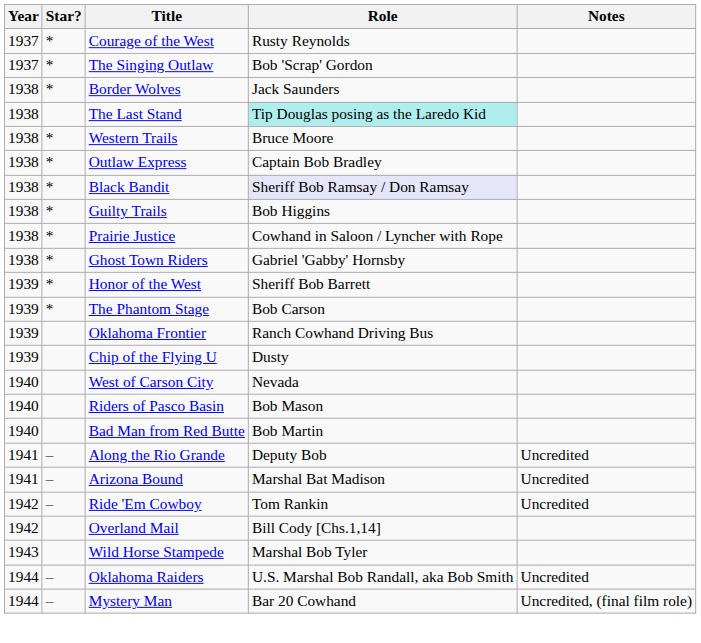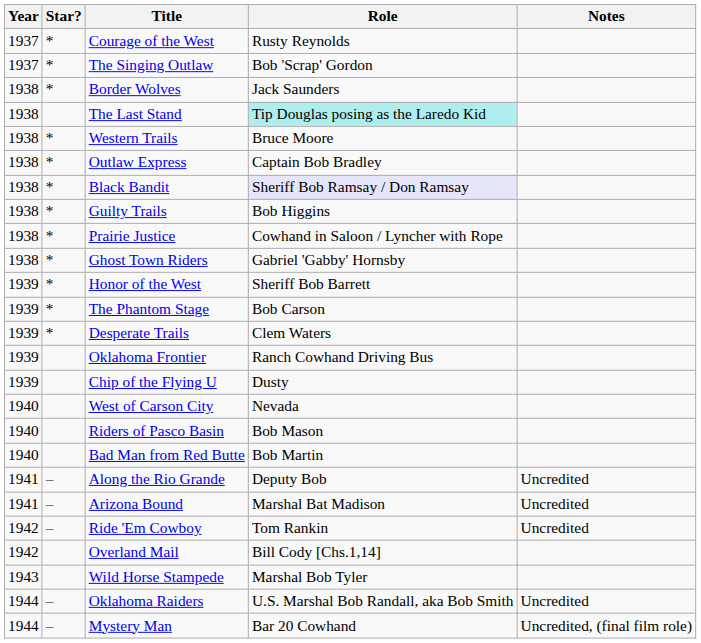+ row: (139, 333)
